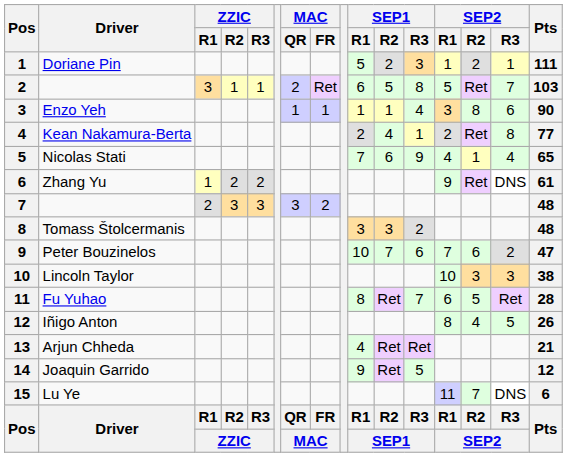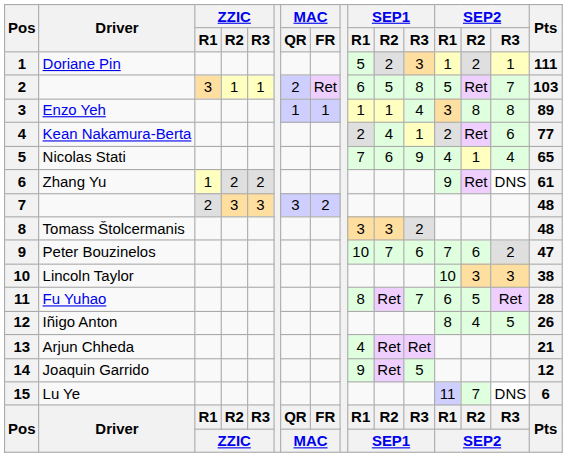(510, 110) 6 -> (510, 110) 8
(546, 110) 90 -> (546, 110) 89
(510, 134) 8 -> (510, 134) 6
